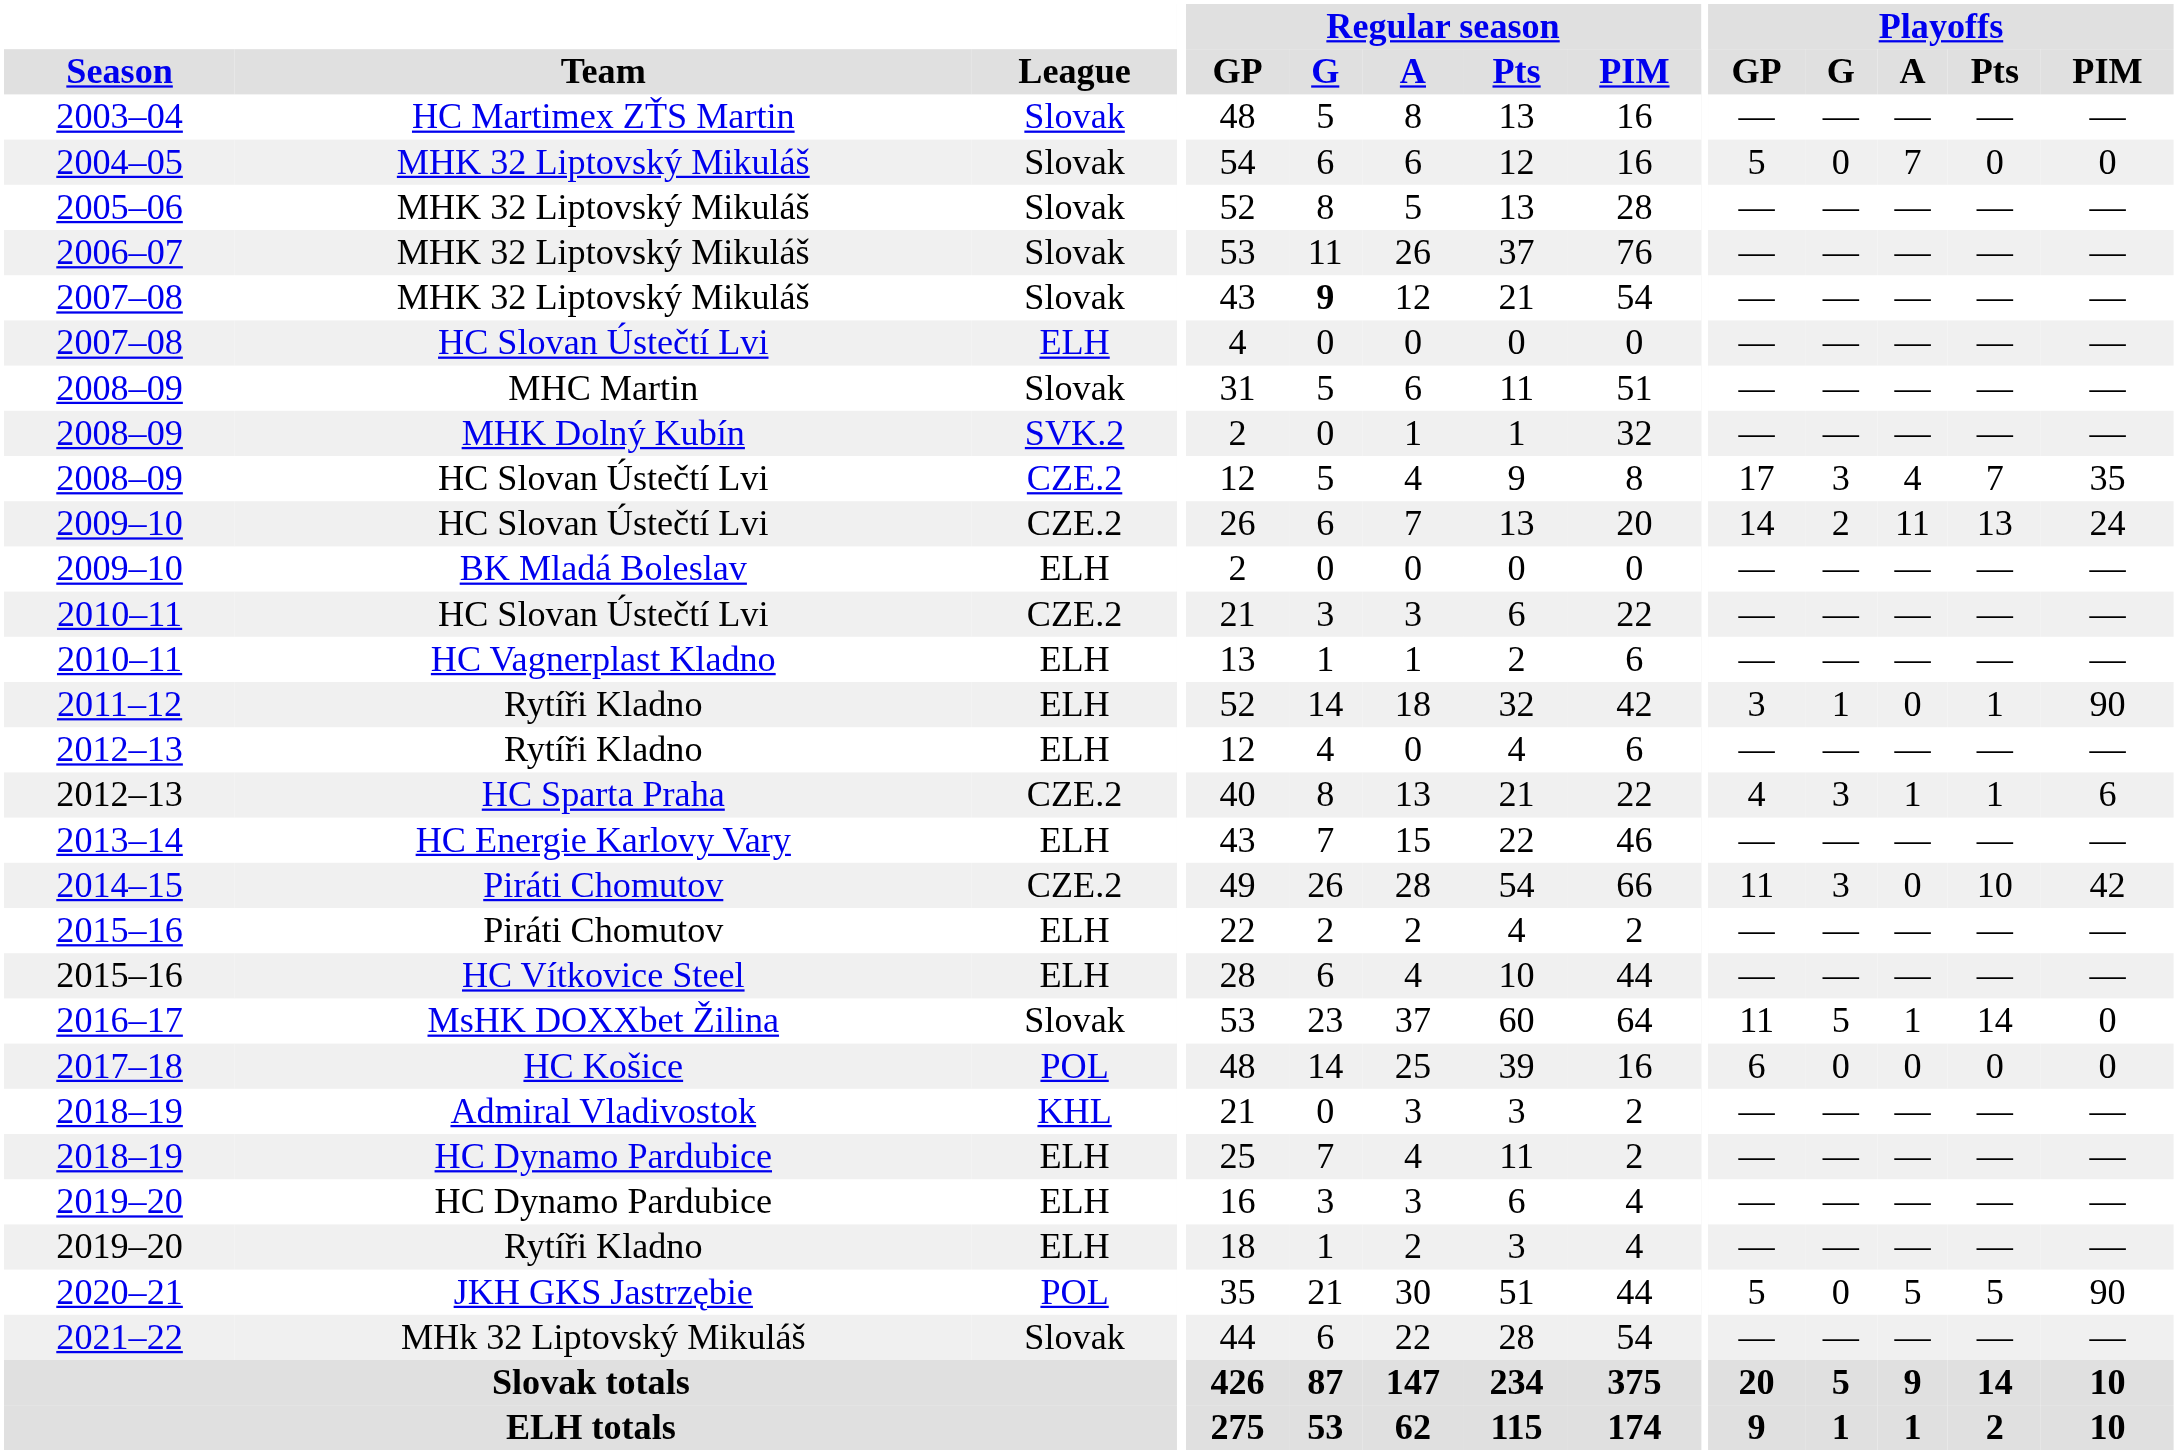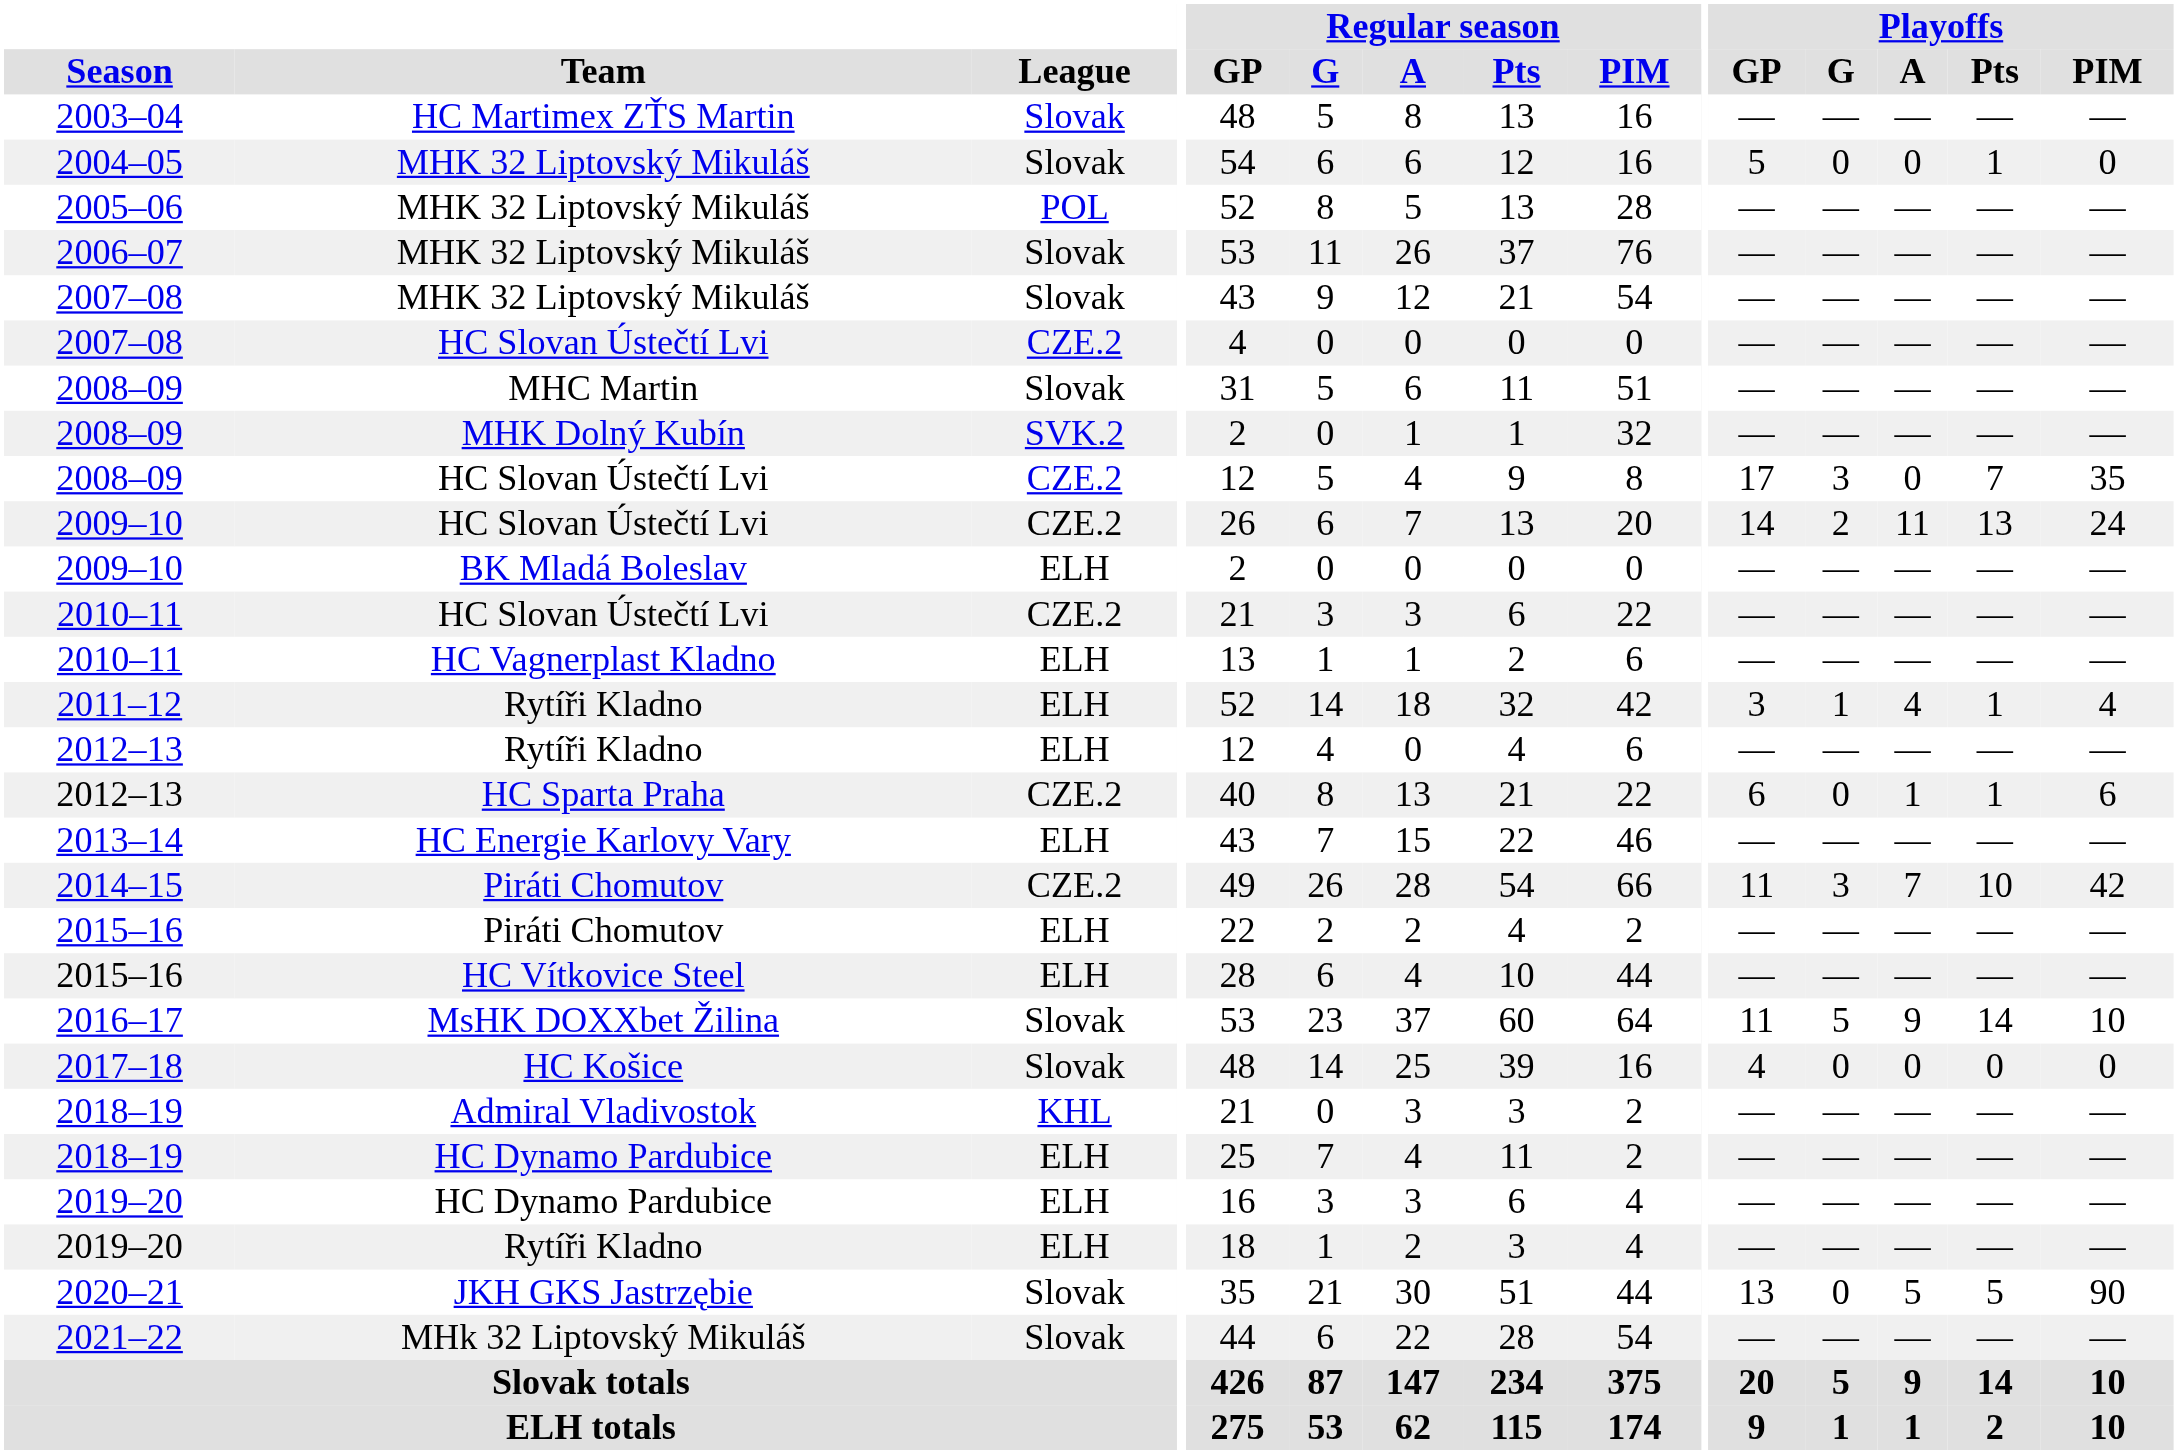(1912, 161) 7 -> (1912, 161) 0
(1995, 161) 0 -> (1995, 161) 1
(1075, 206) Slovak -> (1075, 206) POL
(1325, 297) bold -> (1325, 297) normal
(1075, 342) ELH -> (1075, 342) CZE.2
(1912, 477) 4 -> (1912, 477) 0
(1912, 703) 0 -> (1912, 703) 4
(2107, 703) 90 -> (2107, 703) 4
(1757, 794) 4 -> (1757, 794) 6
(1841, 794) 3 -> (1841, 794) 0
(1912, 884) 0 -> (1912, 884) 7
(1912, 1020) 1 -> (1912, 1020) 9
(2107, 1020) 0 -> (2107, 1020) 10
(1075, 1065) POL -> (1075, 1065) Slovak
(1757, 1065) 6 -> (1757, 1065) 4
(1075, 1291) POL -> (1075, 1291) Slovak
(1757, 1291) 5 -> (1757, 1291) 13
